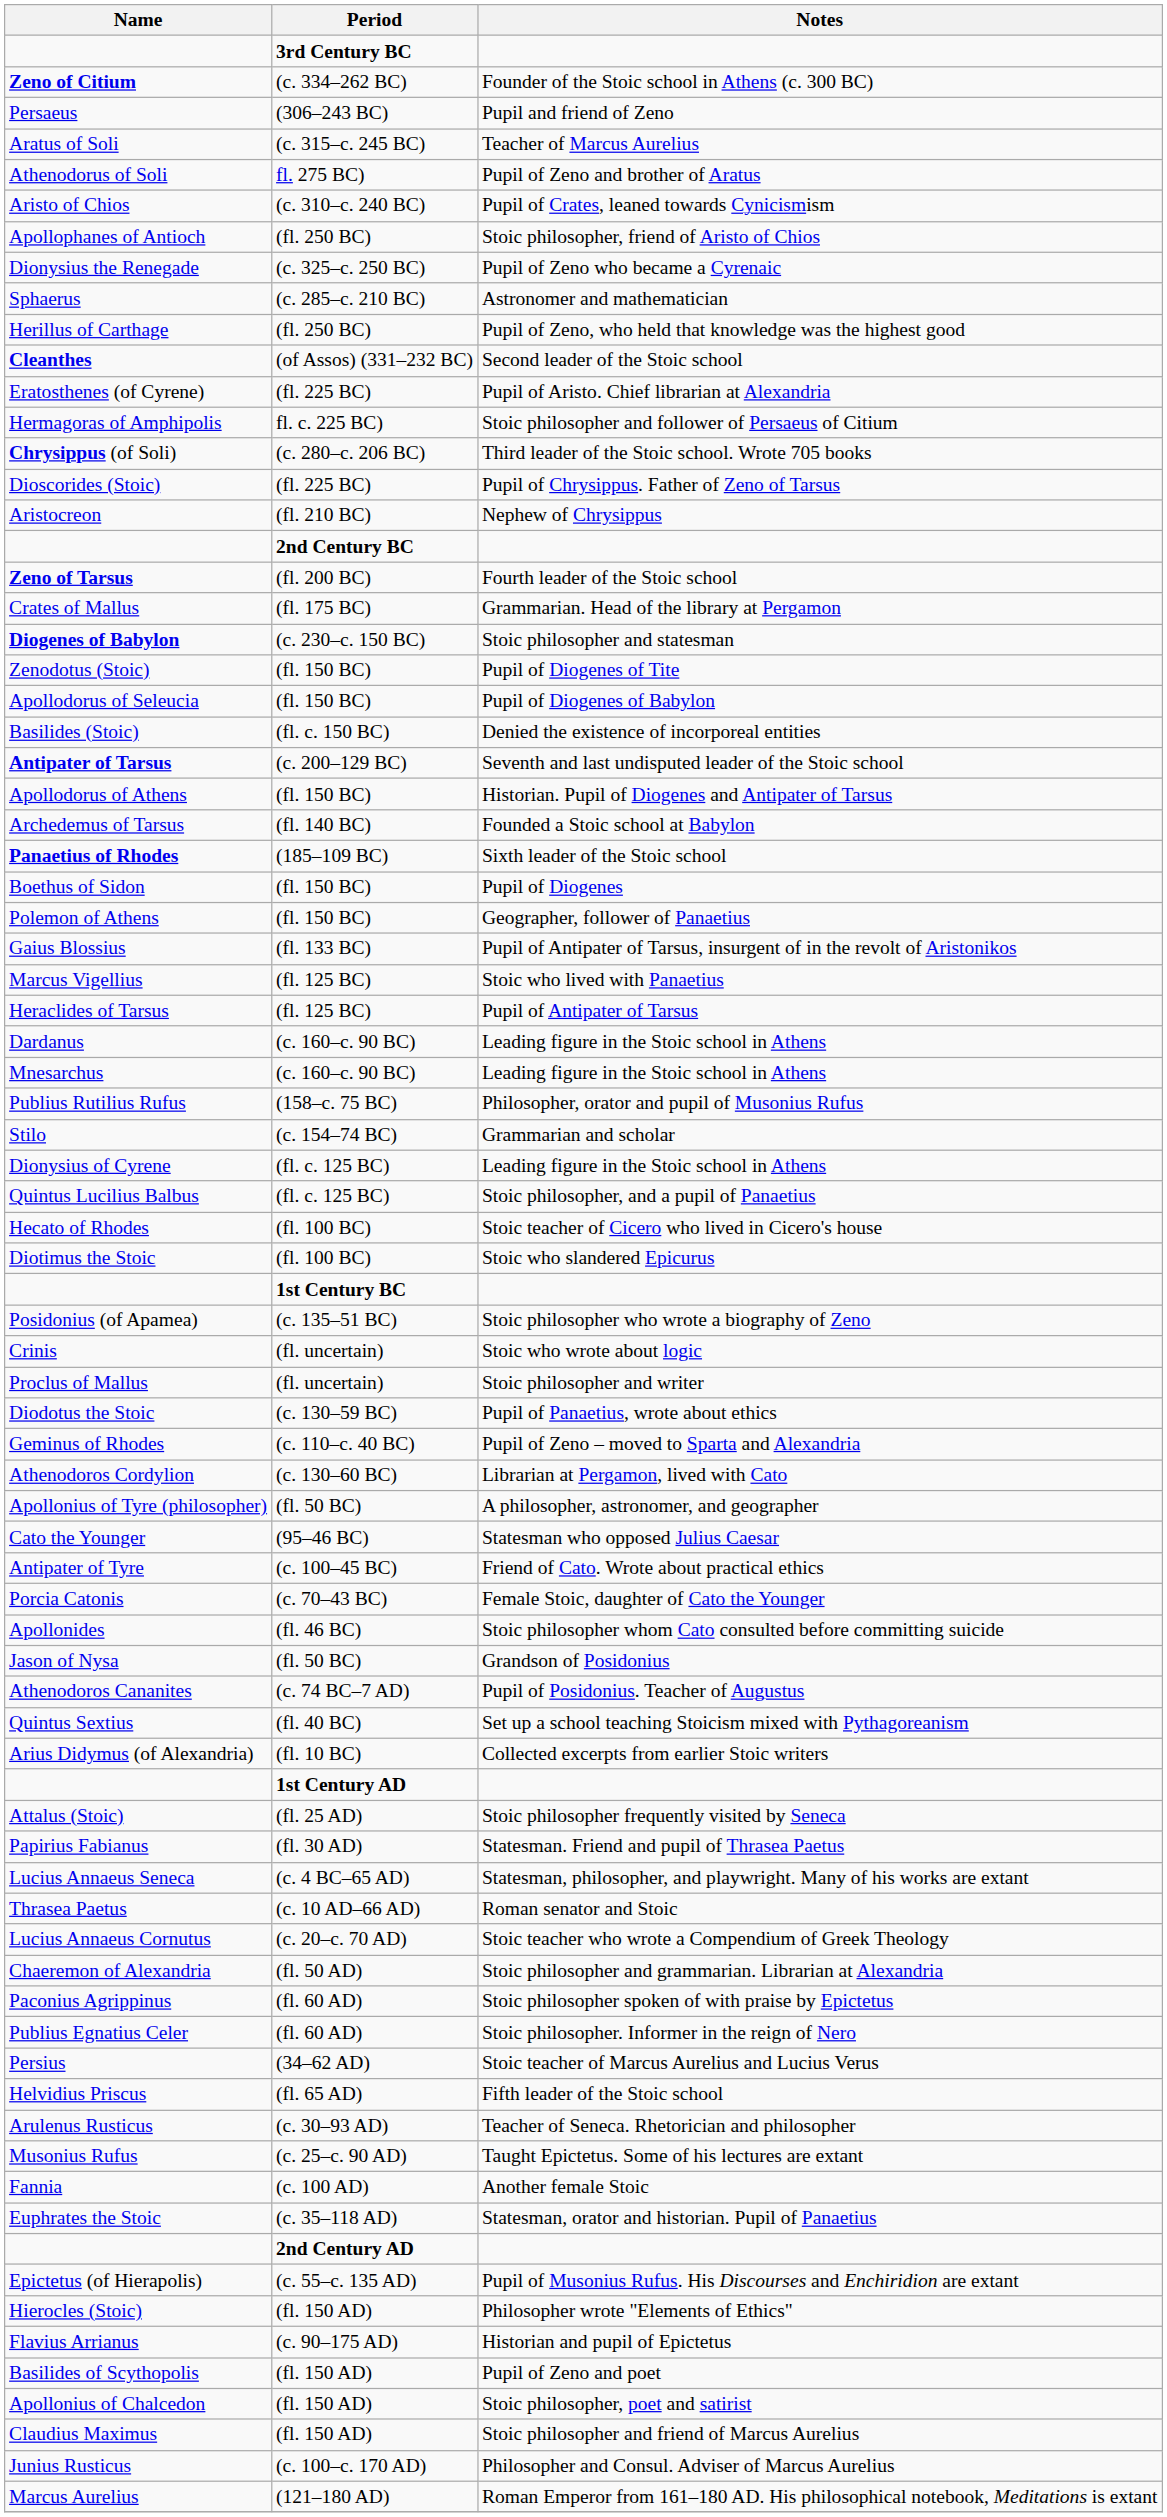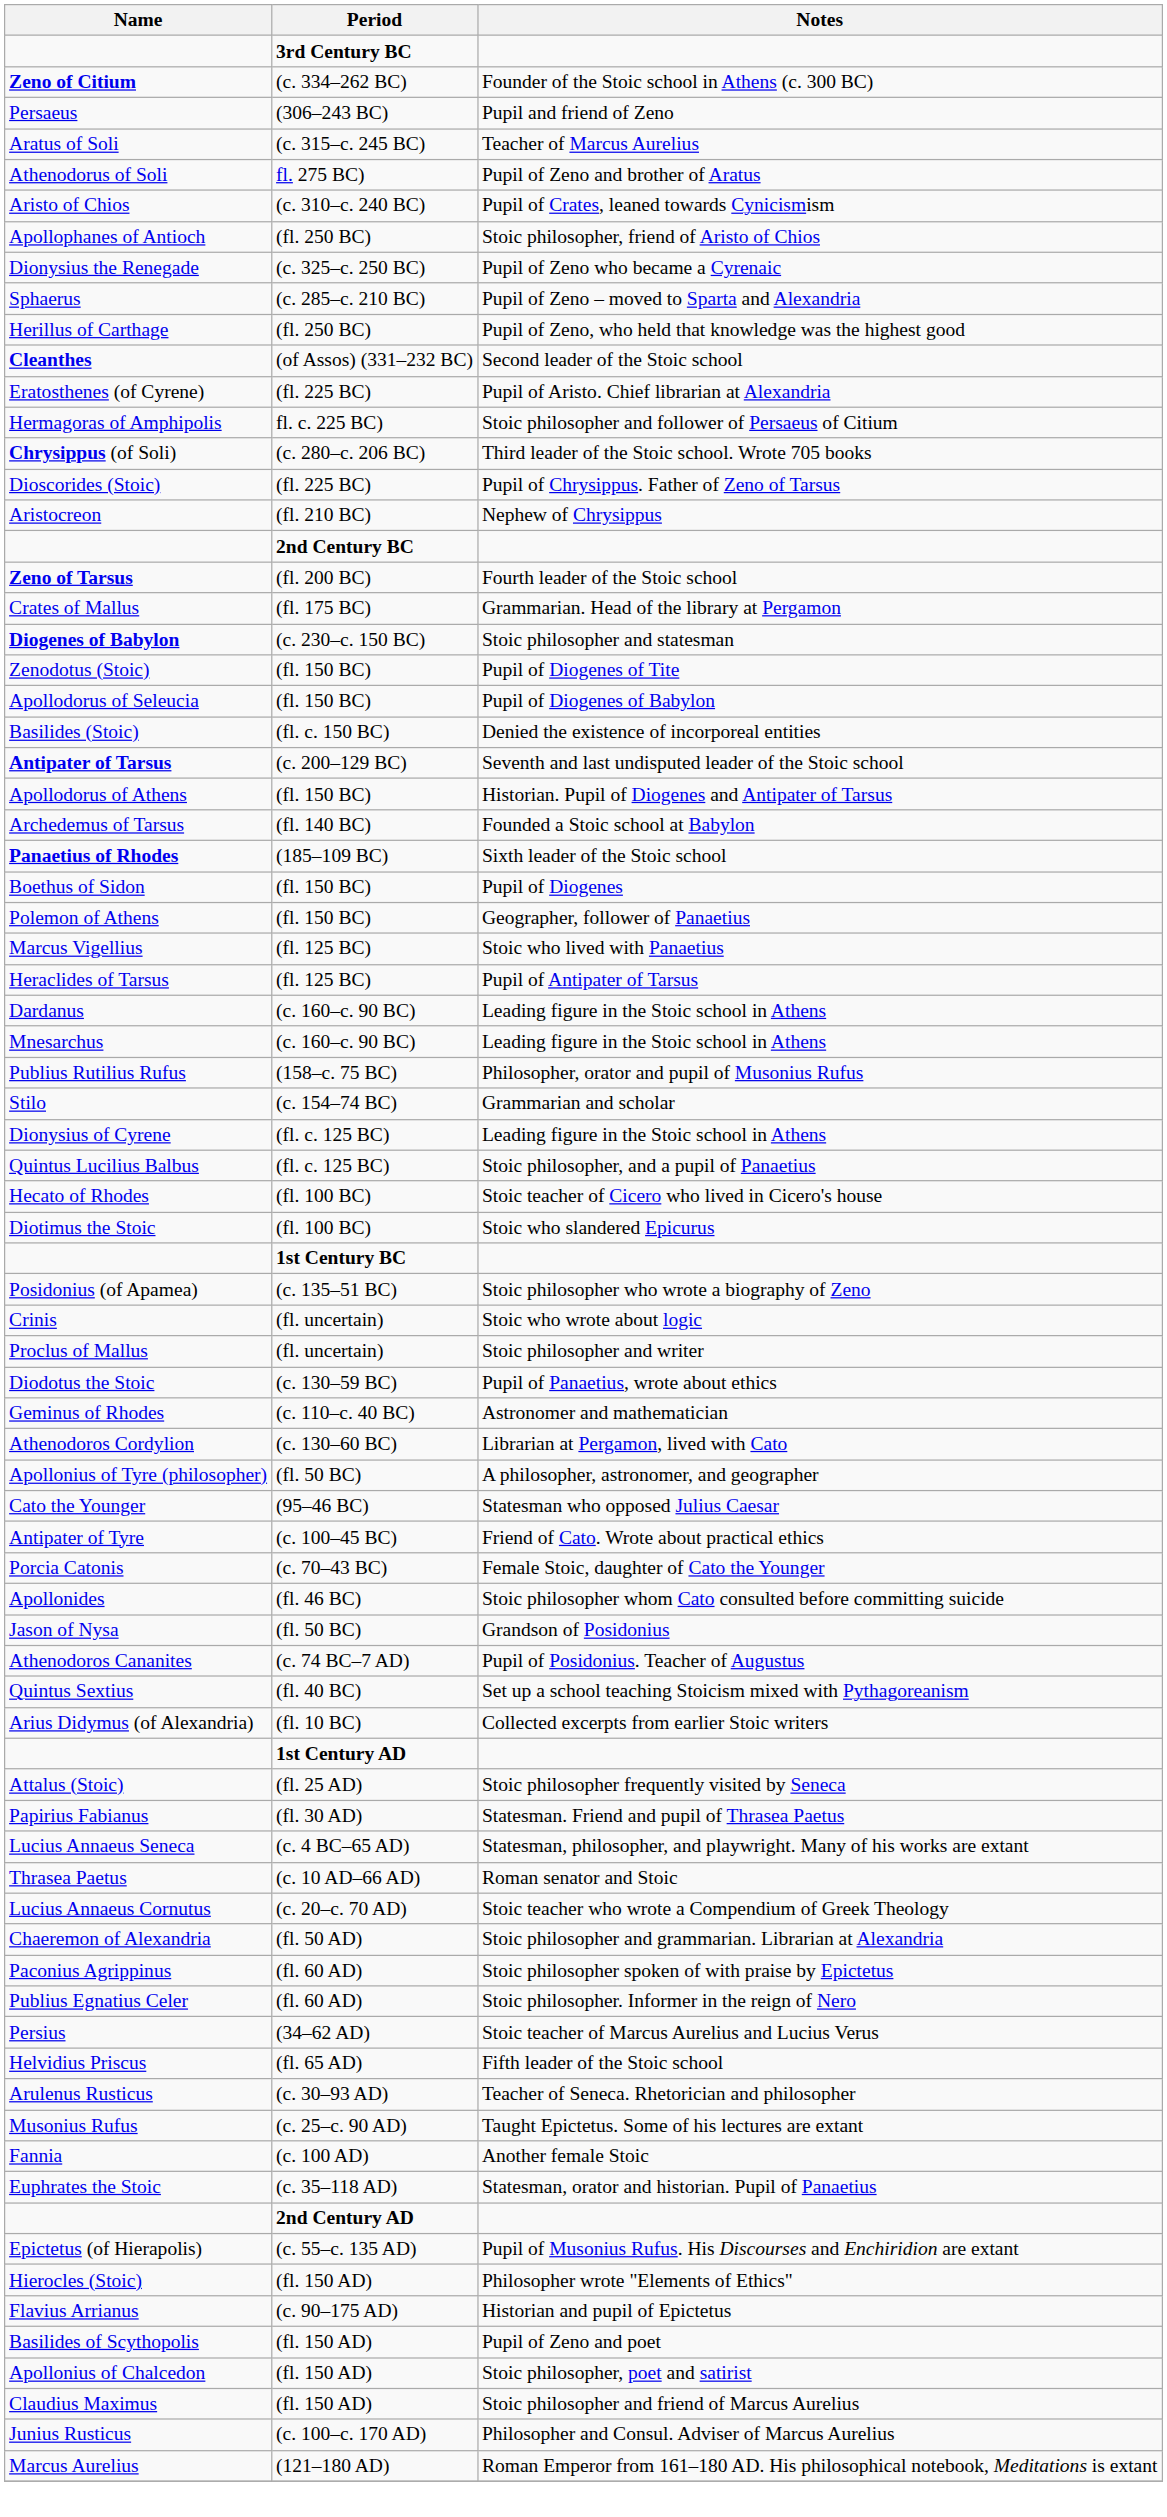(605, 298) Astronomer and mathematician -> (671, 298) Pupil of Zeno – moved to Sparta and Alexandria
- row: (67, 948)
(671, 1444) Pupil of Zeno – moved to Sparta and Alexandria -> (605, 1413) Astronomer and mathematician
